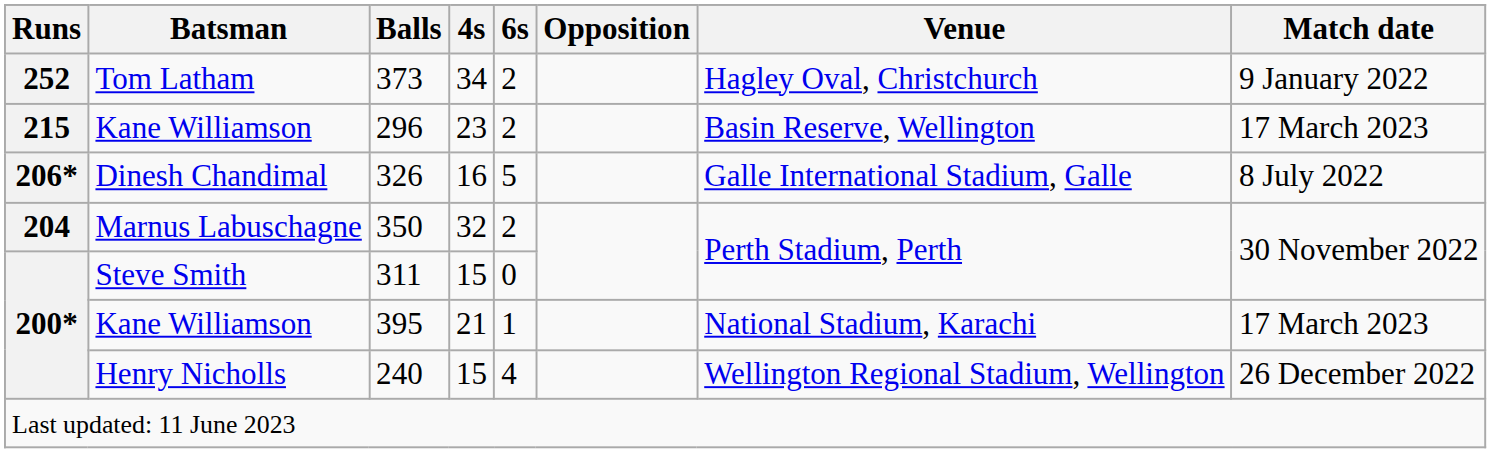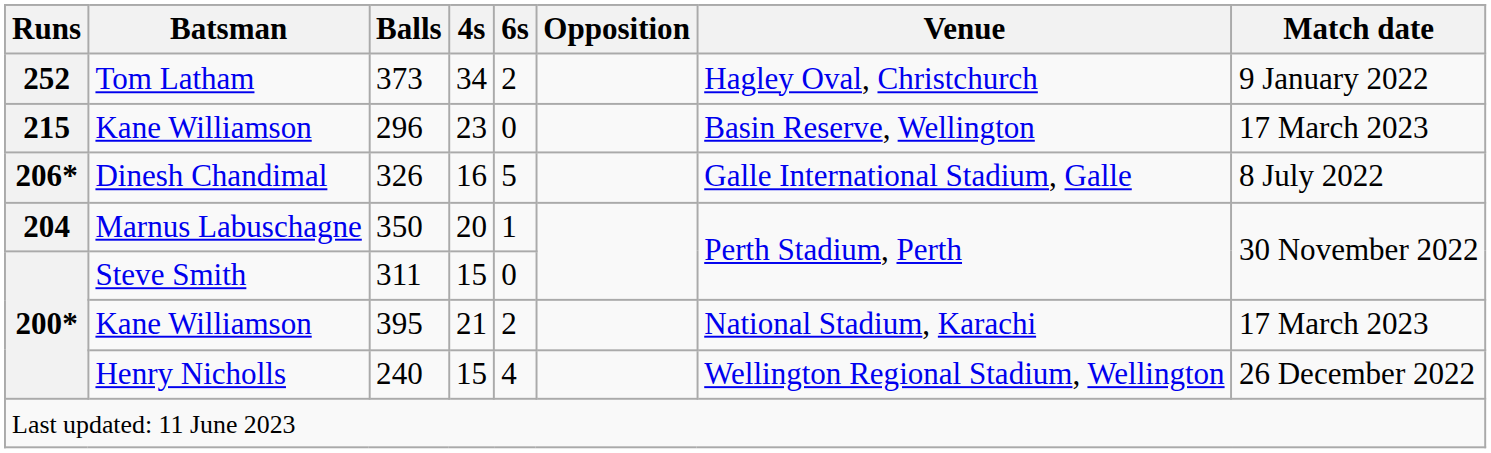(509, 127) 2 -> (509, 127) 0
(472, 226) 32 -> (472, 226) 20
(509, 226) 2 -> (509, 226) 1
(509, 324) 1 -> (509, 324) 2
